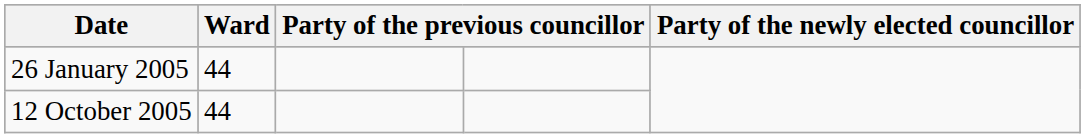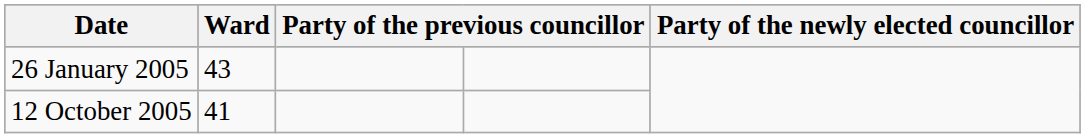(218, 68) 44 -> (218, 68) 43
(218, 111) 44 -> (218, 111) 41
